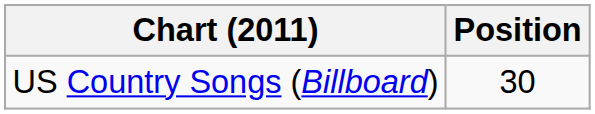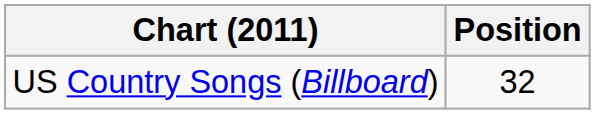(518, 81) 30 -> (518, 81) 32
